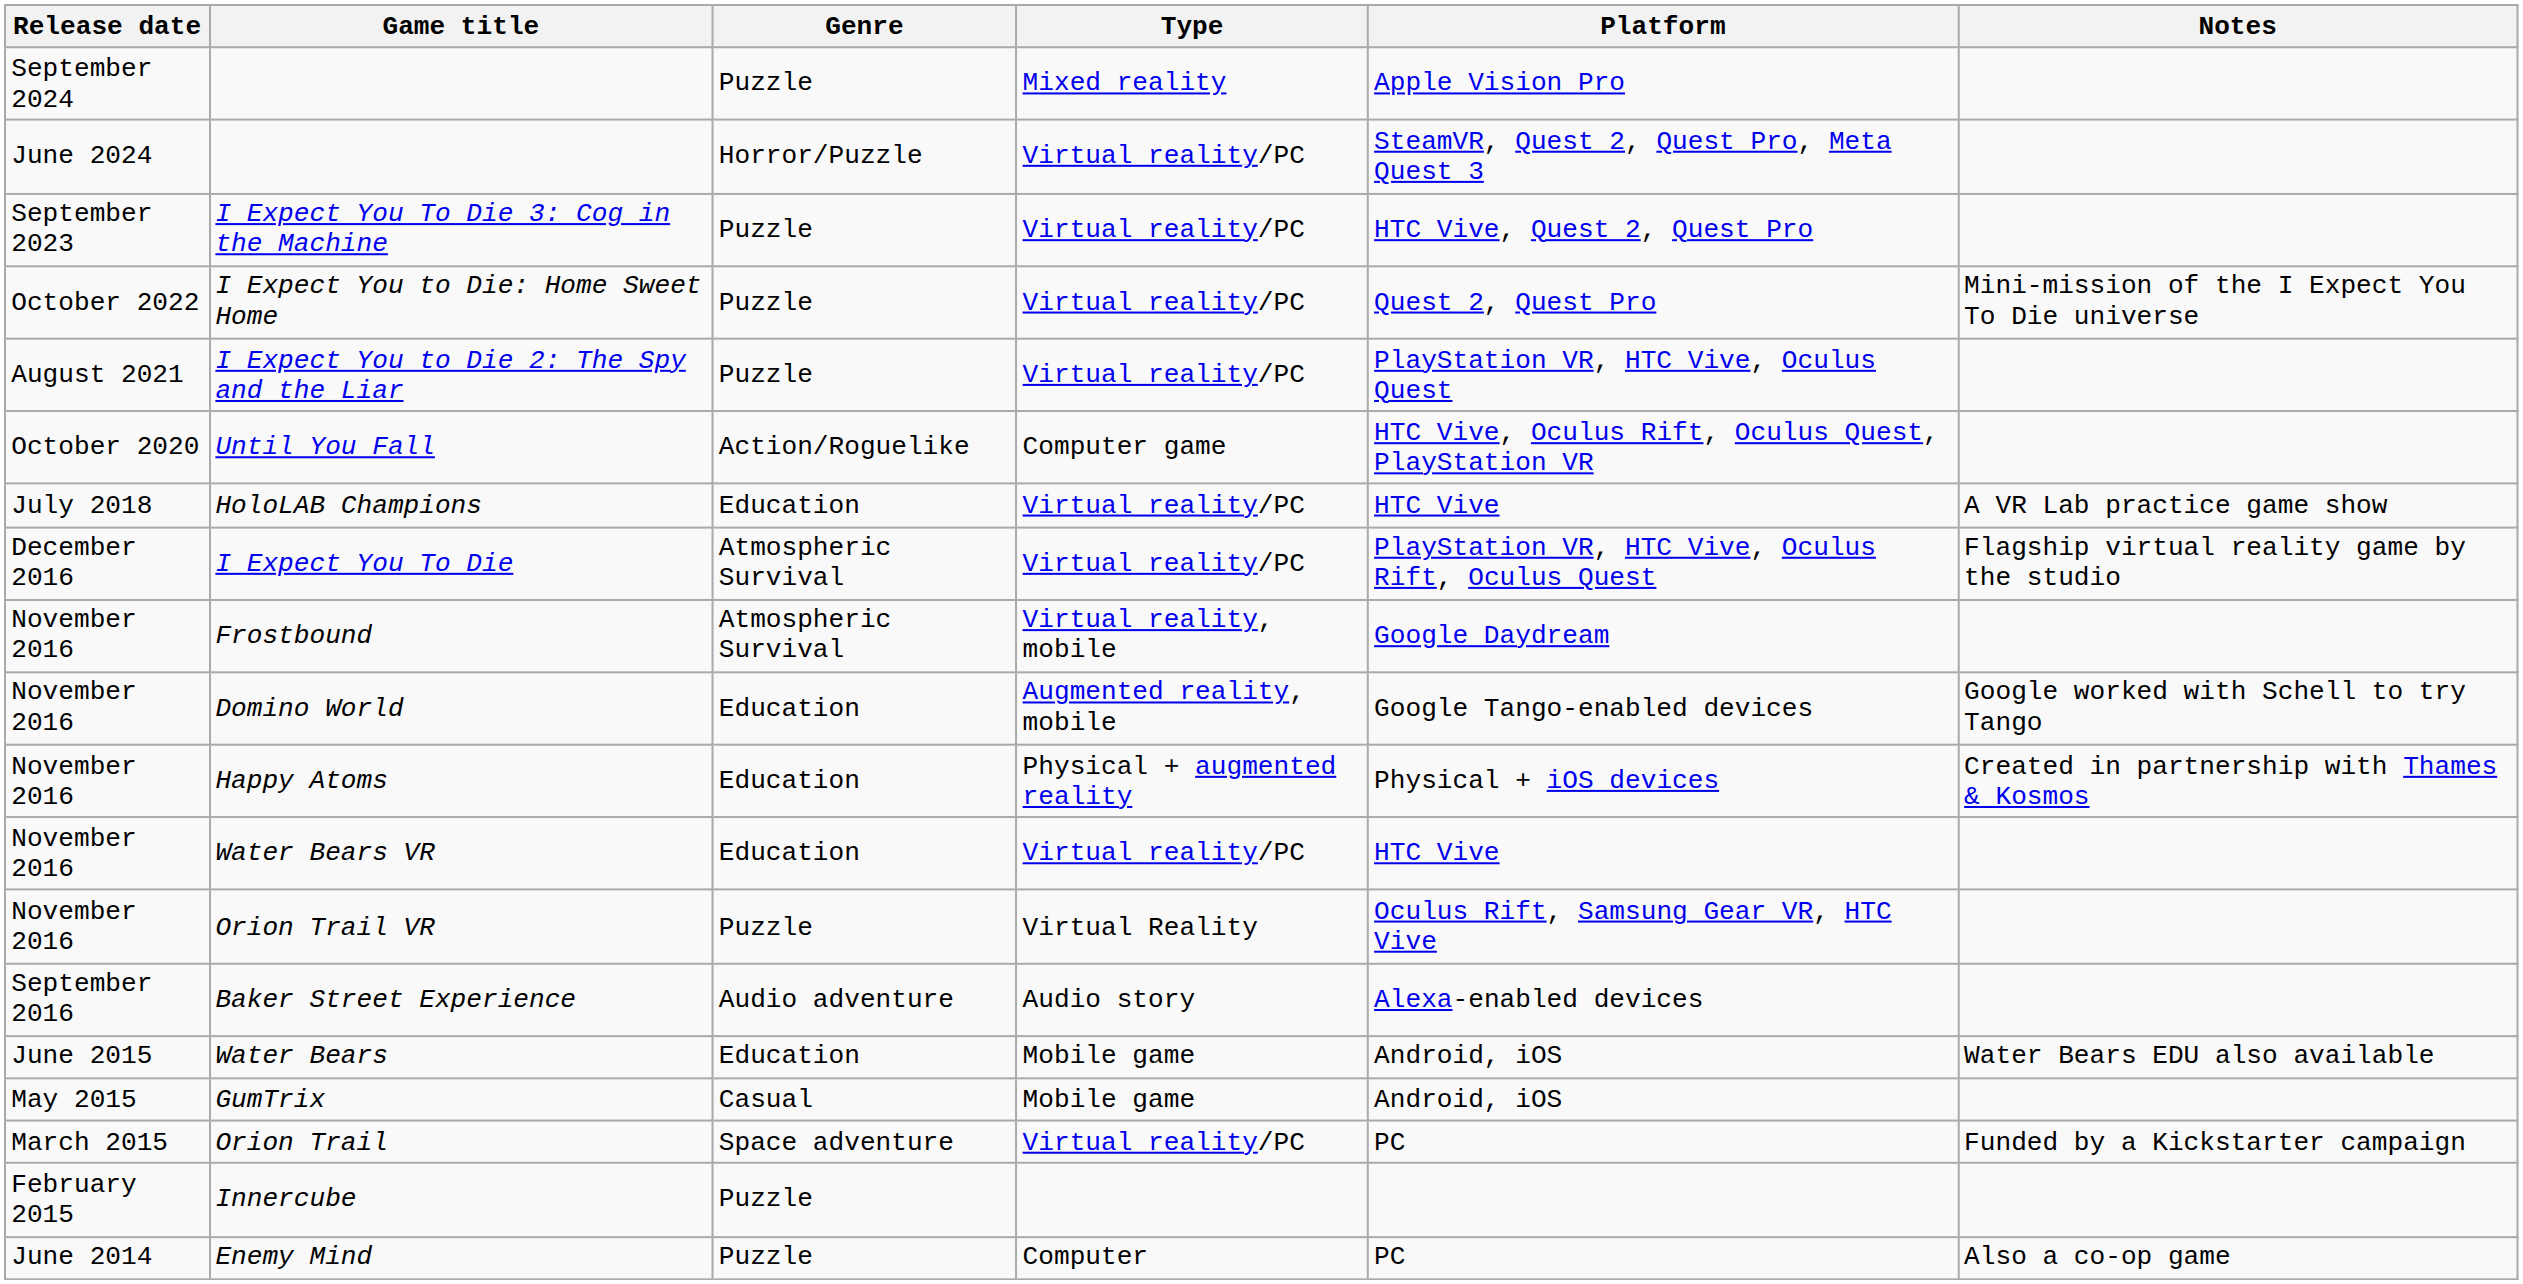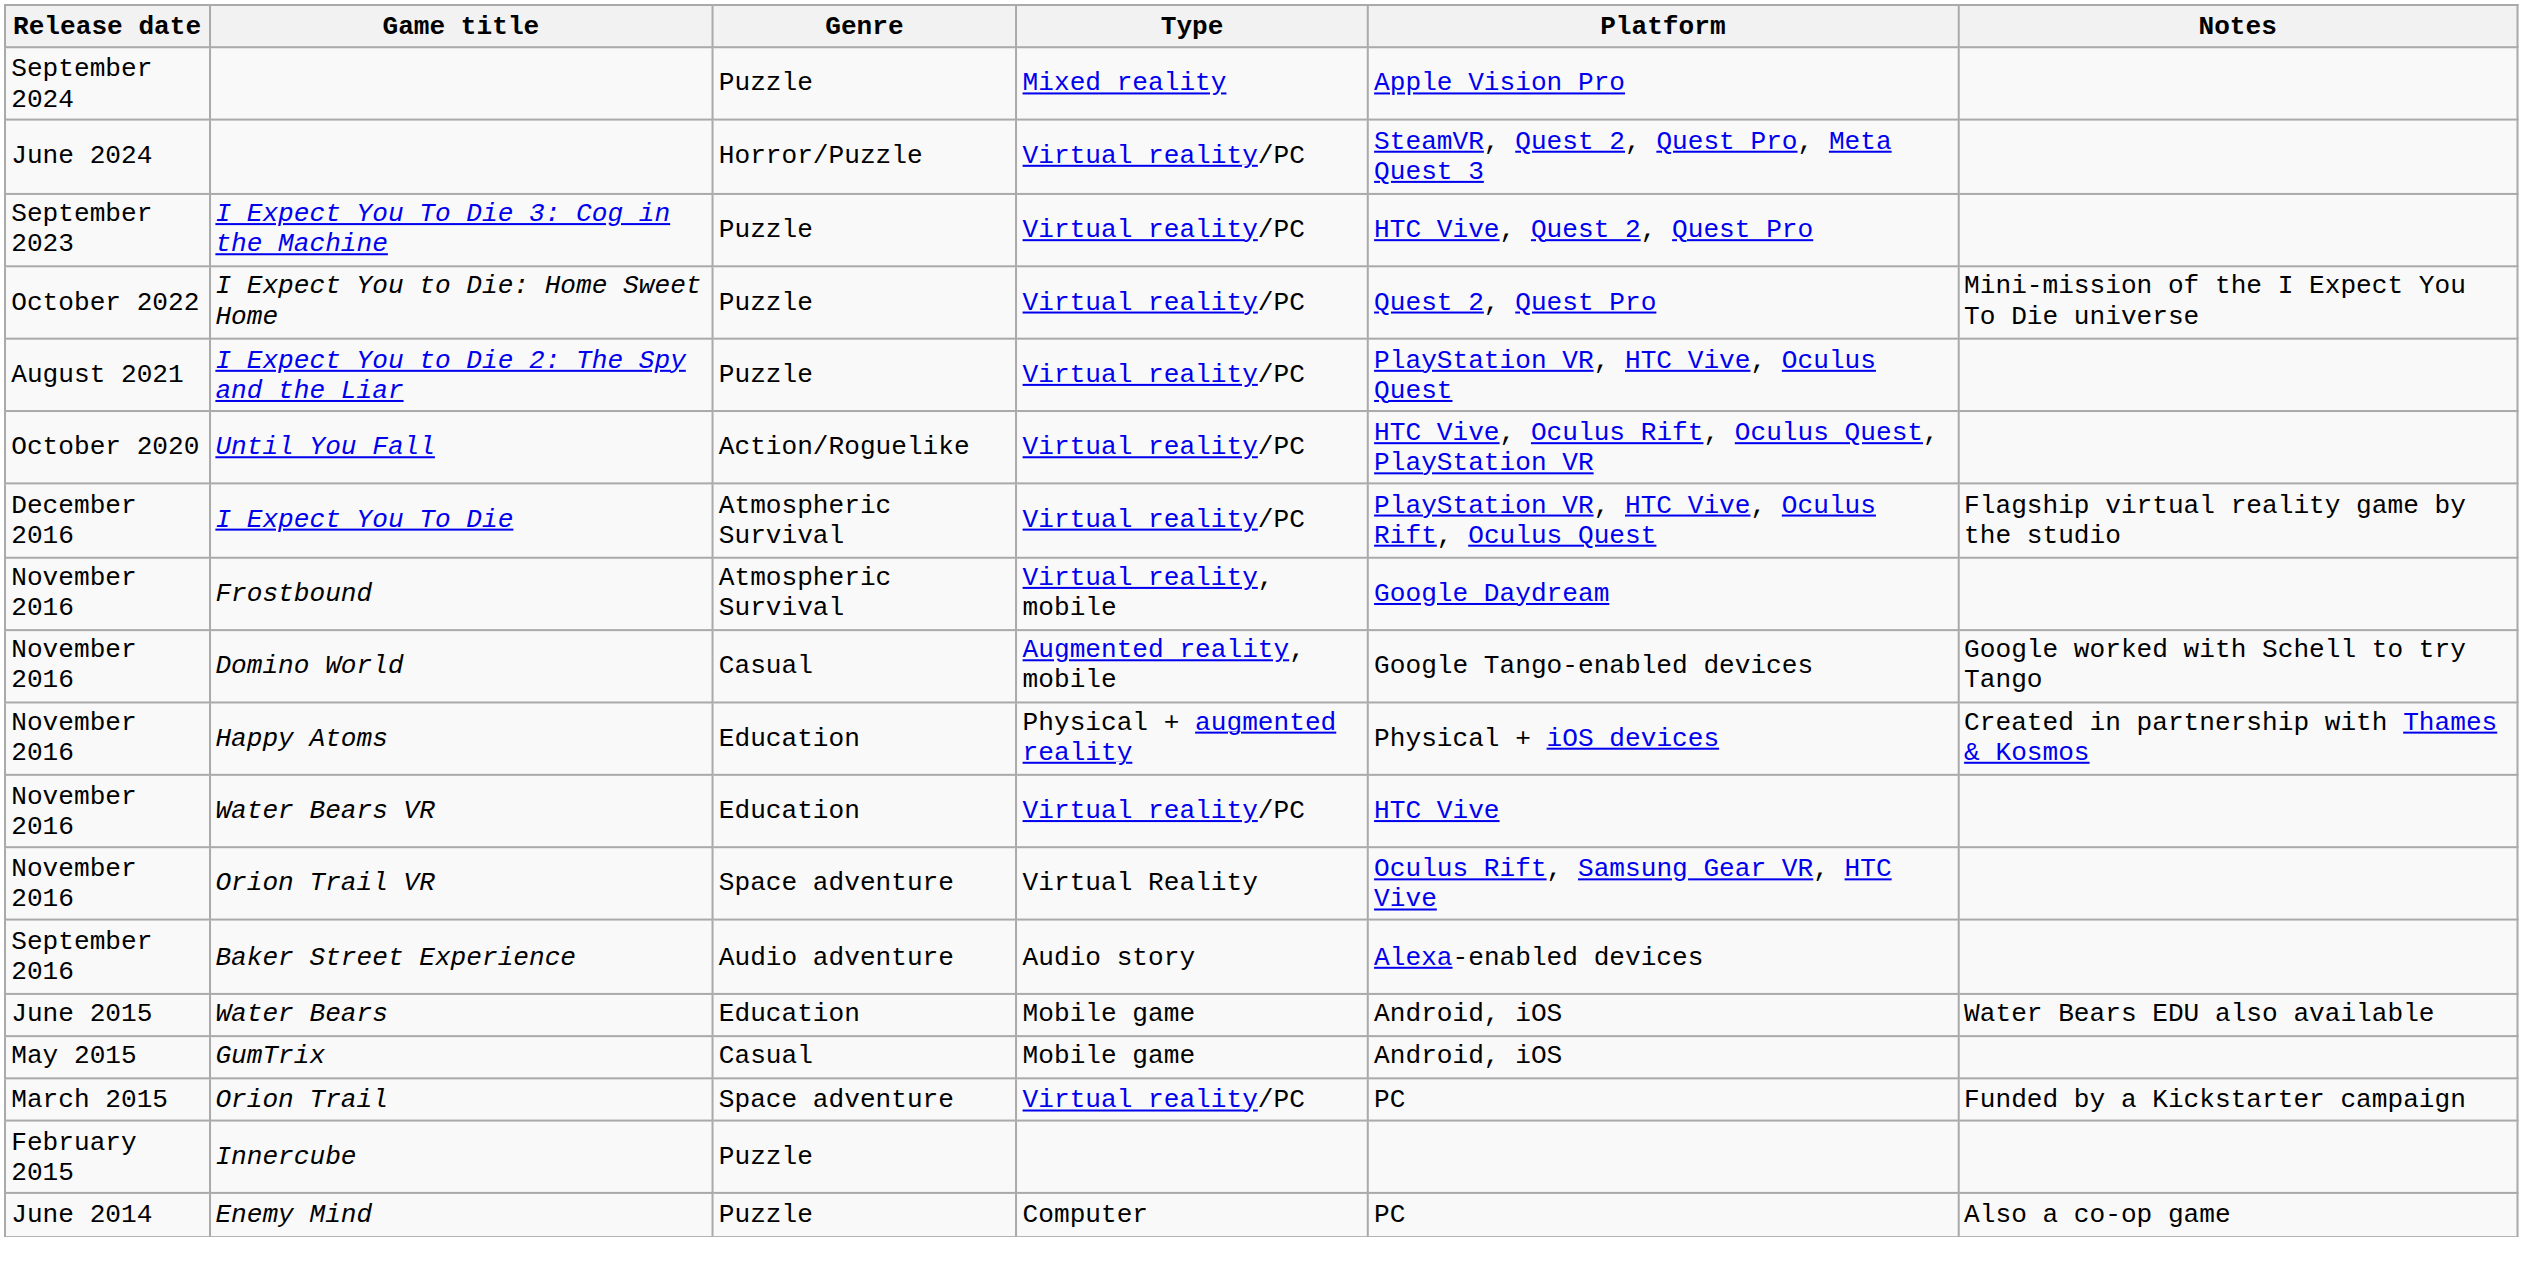(1125, 448) Computer game -> (1164, 448) Virtual reality/PC
- row: (82, 505)
(789, 708) Education -> (766, 666) Casual
(766, 927) Puzzle -> (836, 884) Space adventure
